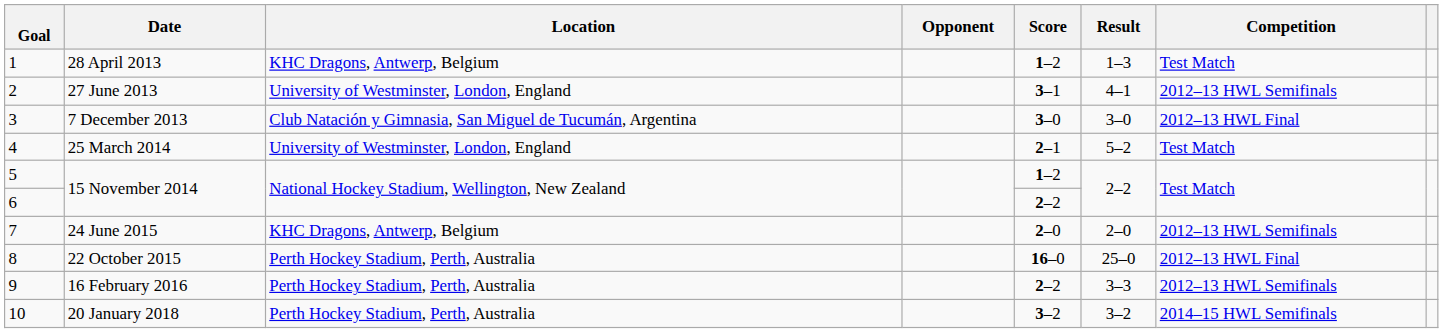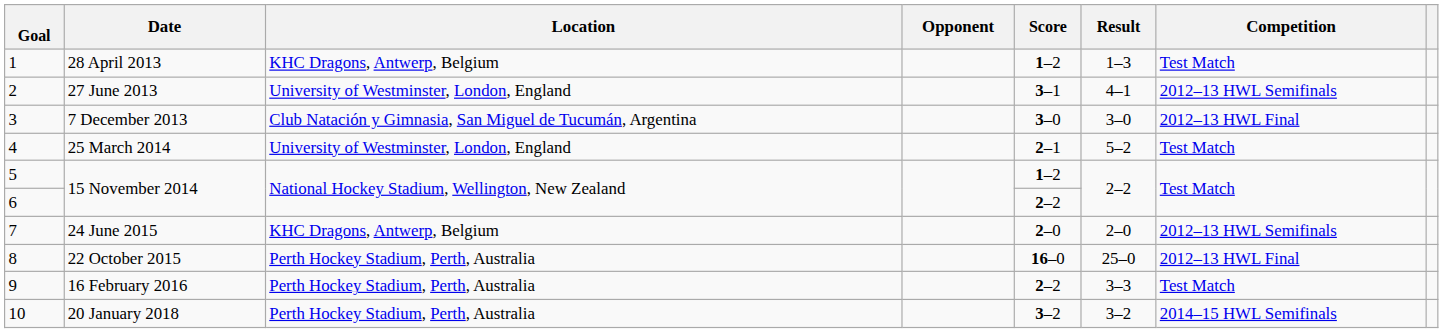(1248, 286) 2012–13 HWL Semifinals -> (1197, 286) Test Match
